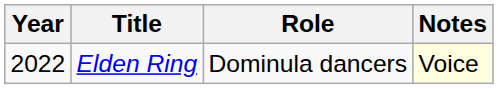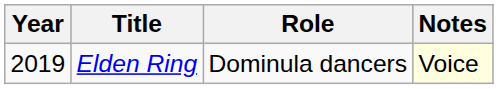(38, 63) 2022 -> (38, 63) 2019
